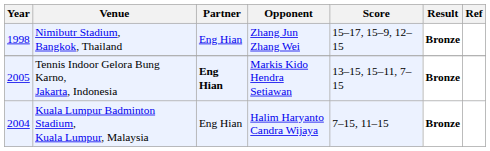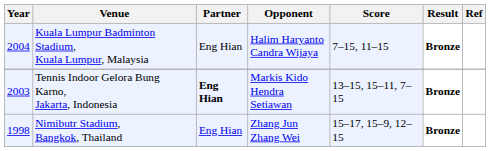rows swapped: (79, 39) <-> (95, 124)
(18, 78) 2005 -> (18, 92) 2003
